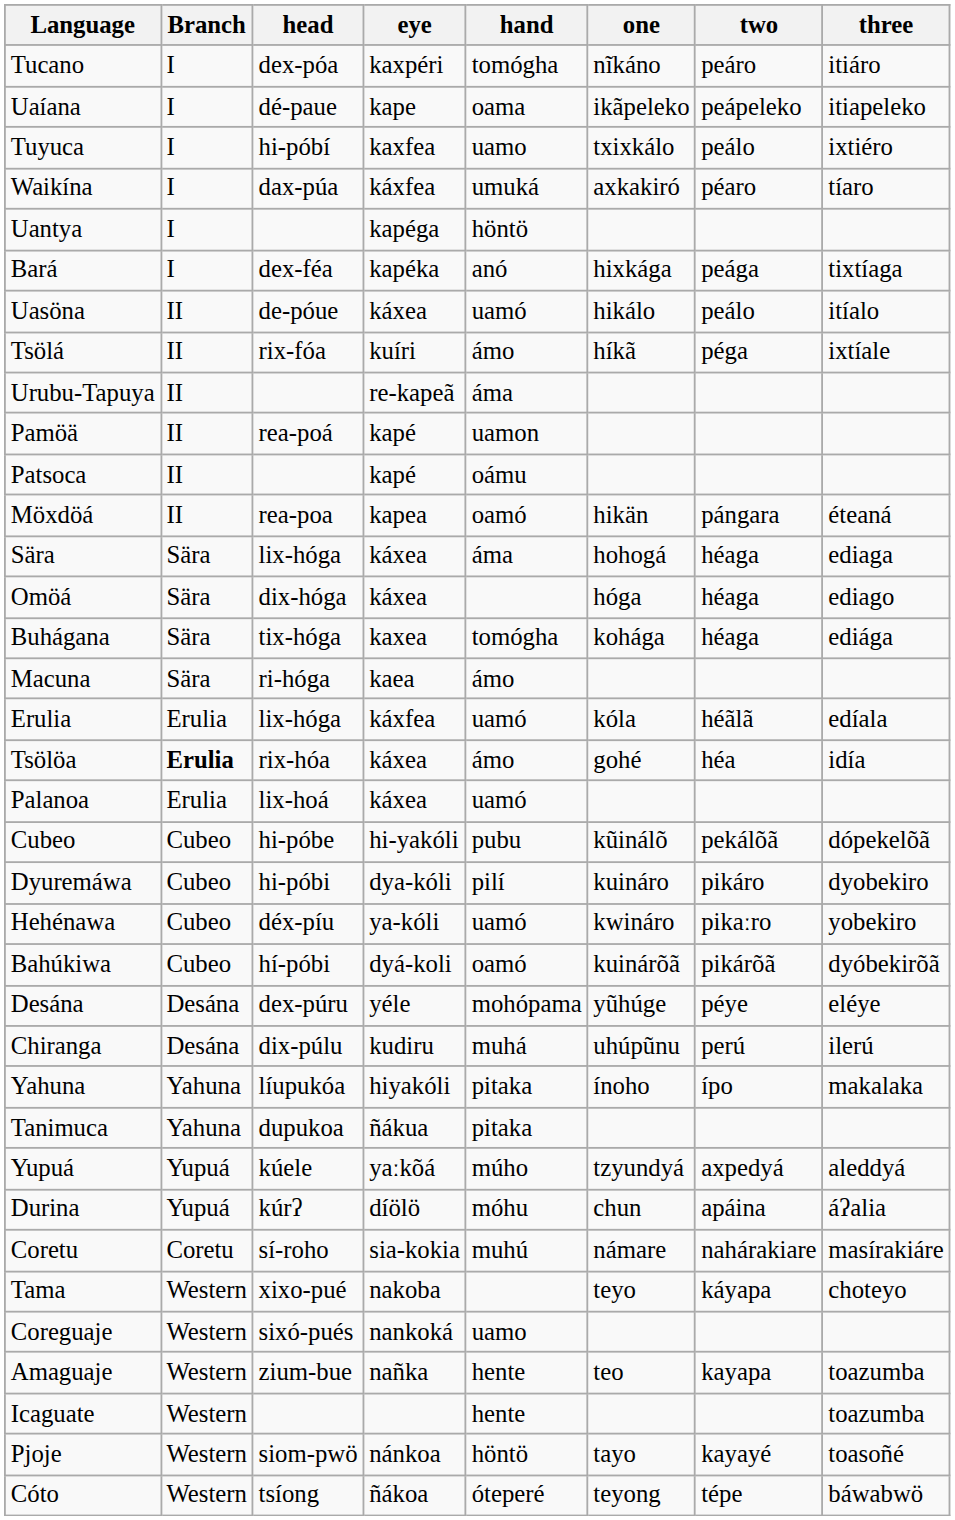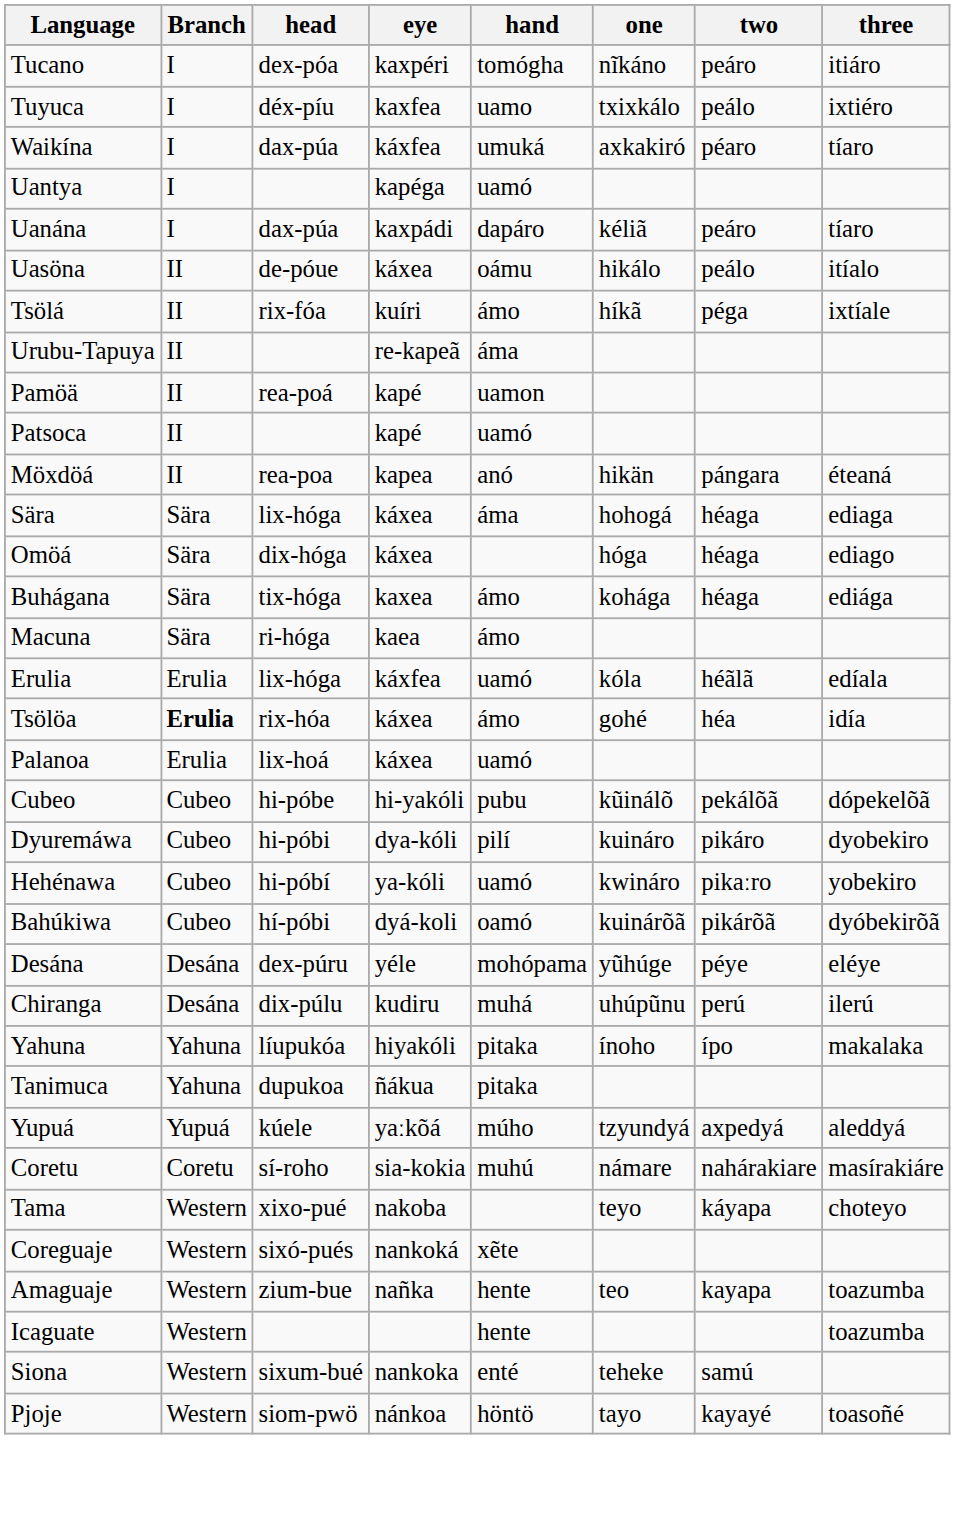- row: (46, 106)
(294, 147) hi-póbí -> (296, 106) déx-píu
(500, 228) höntö -> (505, 187) uamó
- row: (34, 269)
+ row: (49, 228)
(499, 310) uamó -> (505, 269) oámu
(499, 473) oámu -> (505, 432) uamó
(499, 514) oamó -> (495, 473) anó
(515, 637) tomógha -> (498, 596) ámo
(296, 922) déx-píu -> (294, 882) hi-póbí
- row: (45, 1208)
(499, 1331) uamo -> (498, 1249) xẽte
+ row: (39, 1372)
- row: (35, 1494)
